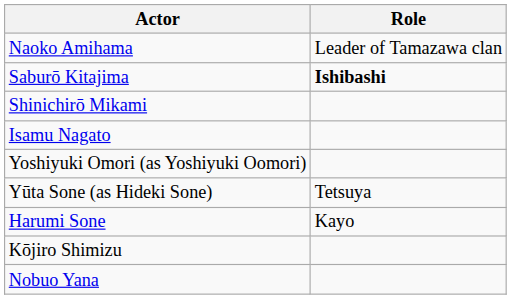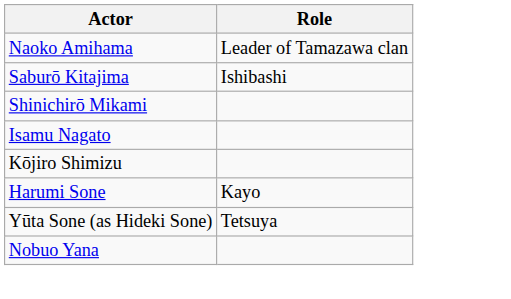(350, 76) bold -> (254, 76) normal
- row: (158, 163)
rows swapped: (65, 250) <-> (111, 192)
